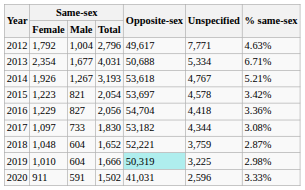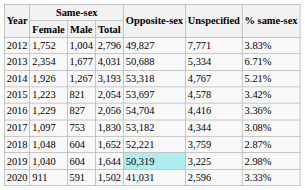(44, 45) 1,792 -> (44, 45) 1,752
(140, 45) 49,617 -> (140, 45) 49,827
(258, 45) 4.63% -> (258, 45) 3.83%
(140, 78) 53,618 -> (140, 78) 53,318
(200, 111) 4,418 -> (200, 111) 4,416
(77, 128) 733 -> (77, 128) 753
(44, 161) 1,010 -> (44, 161) 1,040
(109, 161) 1,666 -> (109, 161) 1,644
